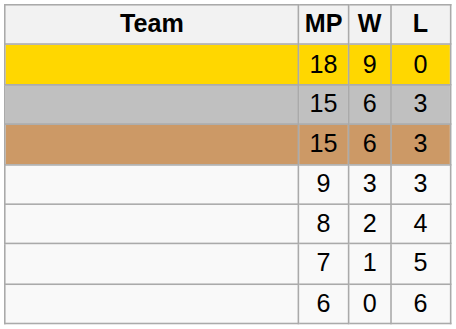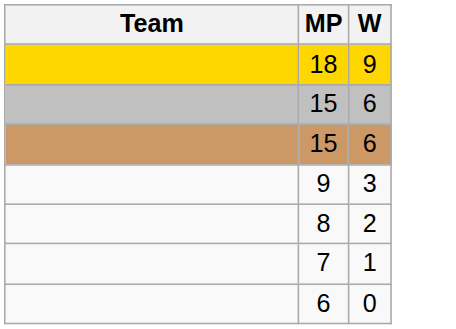- column: (421, 24)
